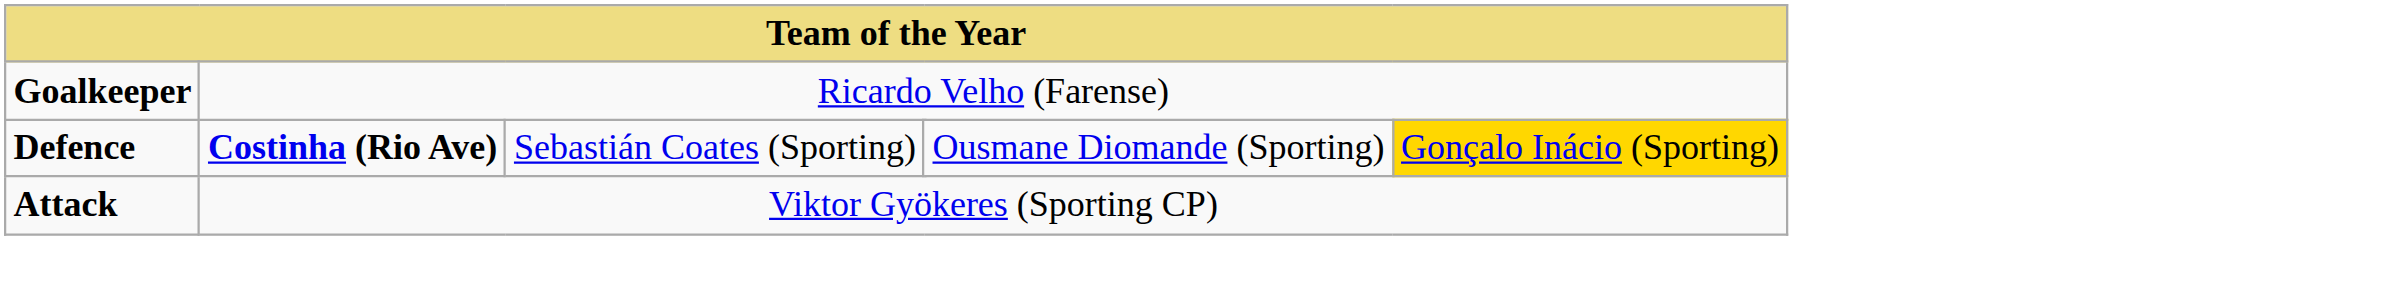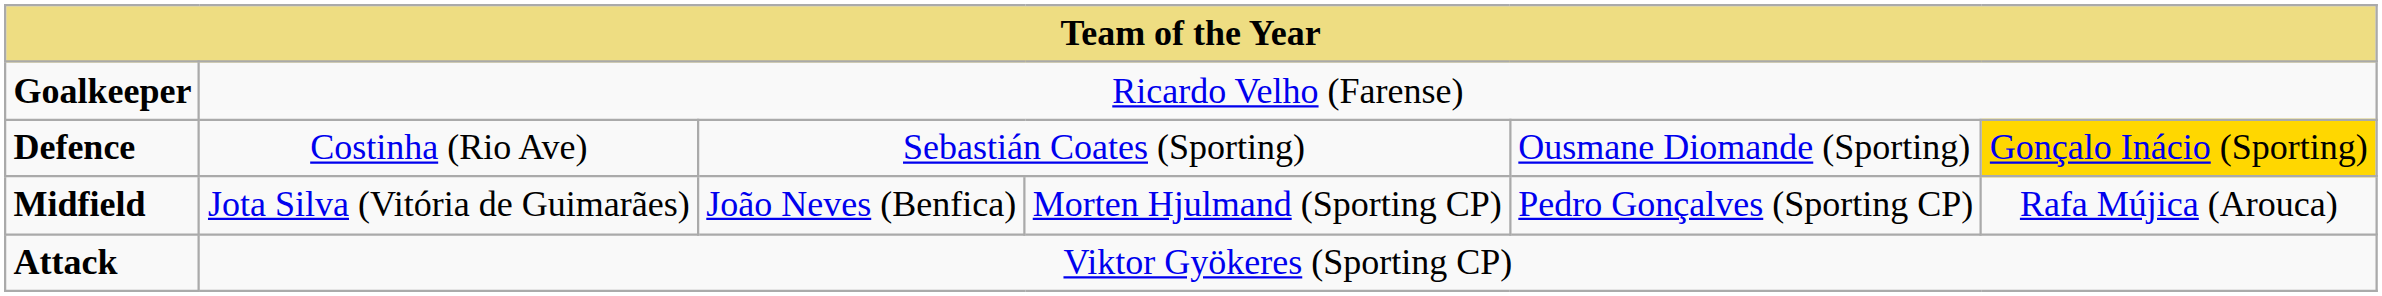(353, 147) bold -> (449, 147) normal
+ row: (79, 204)
